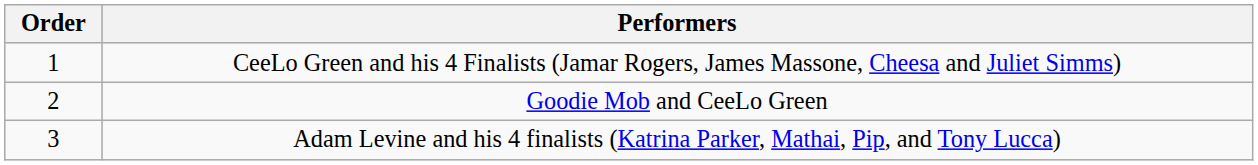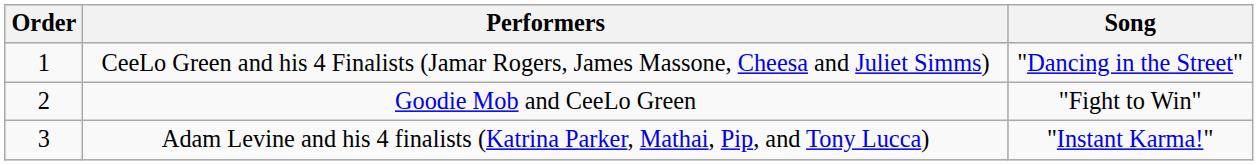+ column: (1130, 23)
